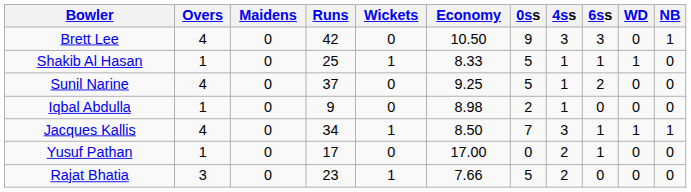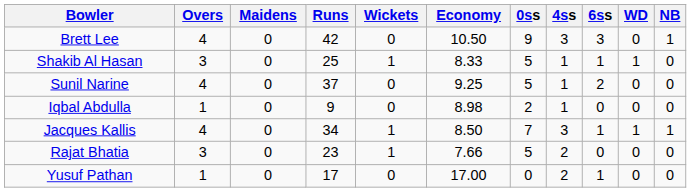(203, 61) 1 -> (203, 61) 3
rows swapped: (90, 175) <-> (90, 152)
